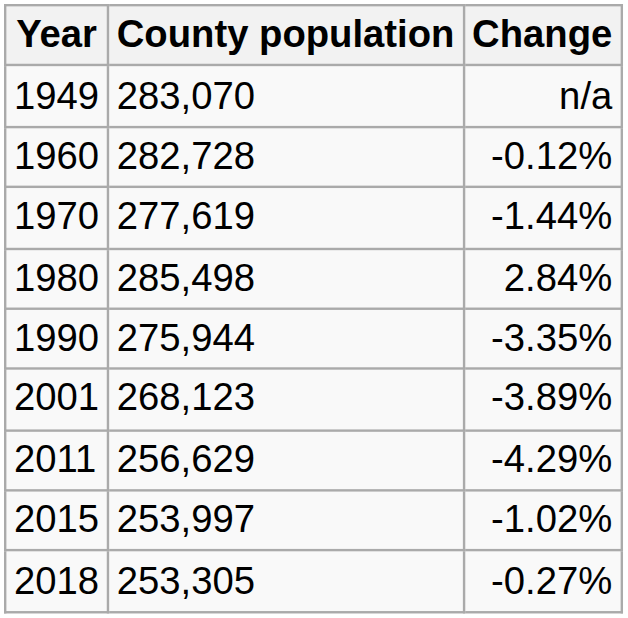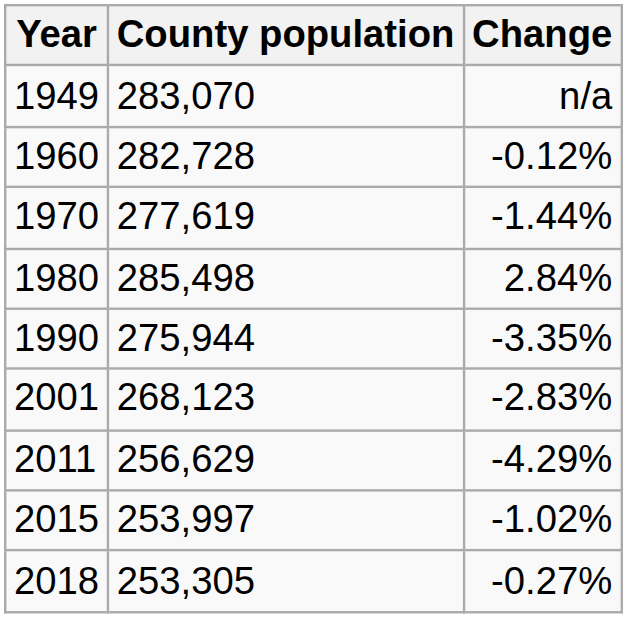(552, 398) -3.89% -> (552, 398) -2.83%
